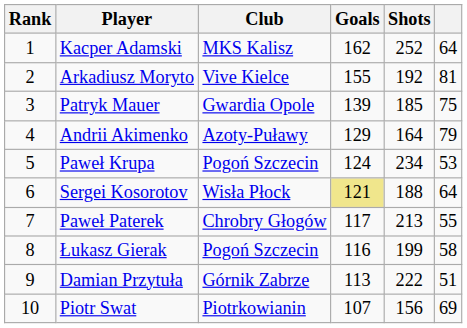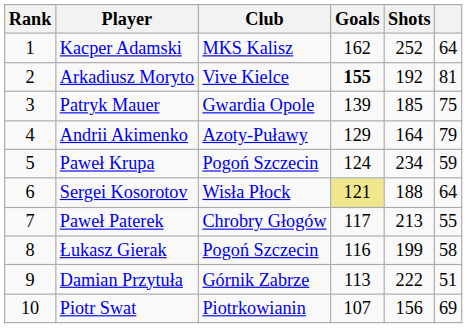(357, 76) normal -> (357, 76) bold
(448, 163) 53 -> (448, 163) 59
